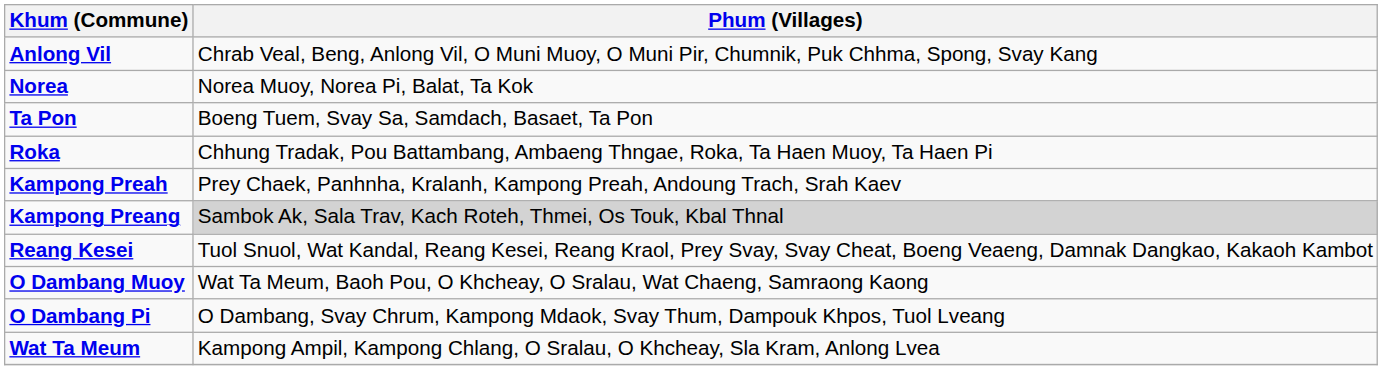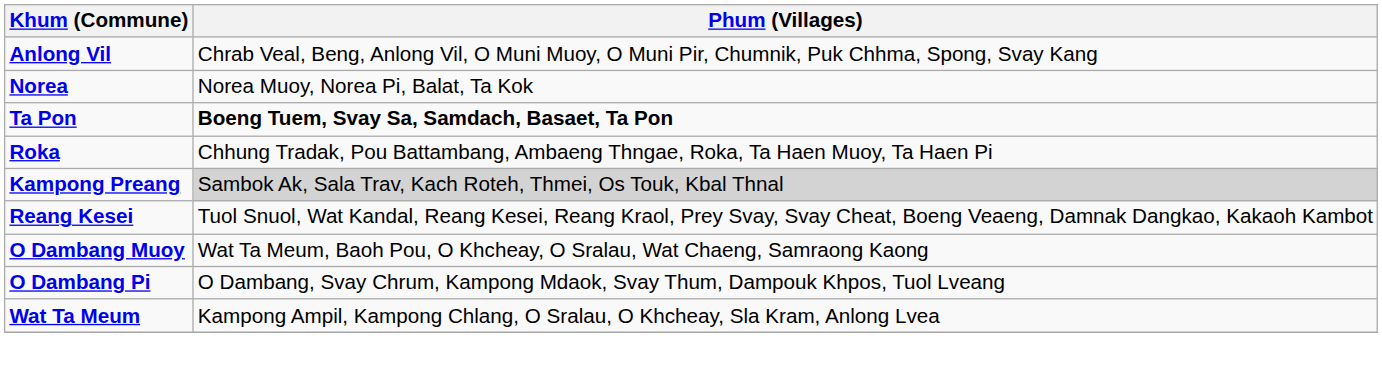(425, 119) normal -> (435, 119) bold
- row: (89, 184)
